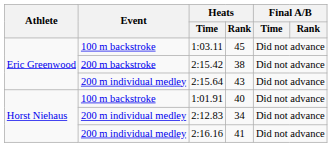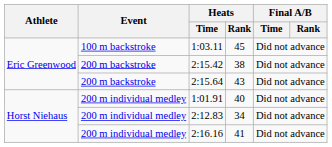(134, 81) 200 m individual medley -> (118, 81) 200 m backstroke
(118, 99) 100 m backstroke -> (134, 99) 200 m individual medley
